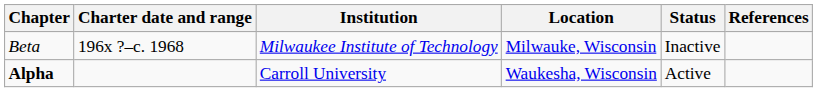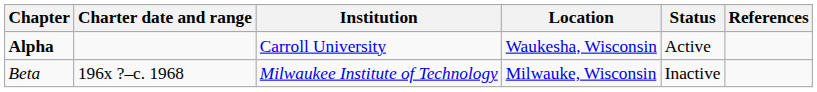rows swapped: (31, 73) <-> (24, 45)
